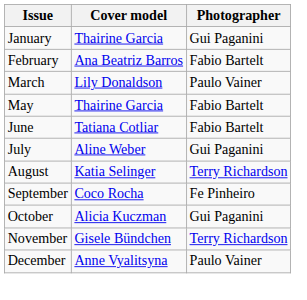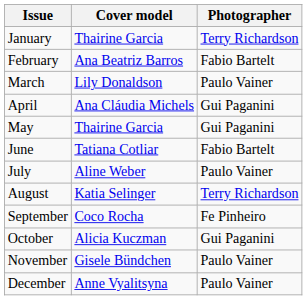(227, 37) Gui Paganini -> (249, 37) Terry Richardson
+ row: (23, 104)
(227, 104) Fabio Bartelt -> (237, 127) Gui Paganini
(227, 149) Gui Paganini -> (237, 171) Paulo Vainer
(239, 238) Terry Richardson -> (237, 261) Paulo Vainer
